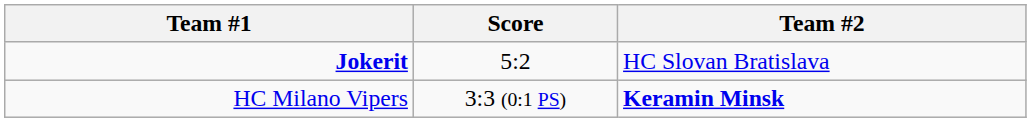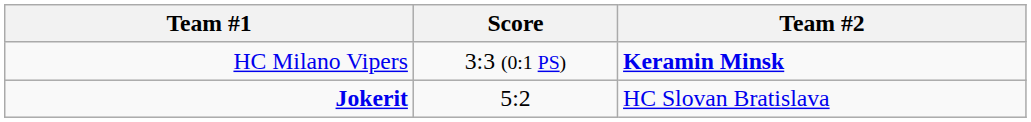rows swapped: (372, 60) <-> (321, 98)
